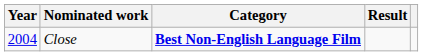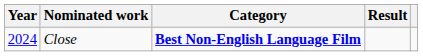(22, 39) 2004 -> (22, 39) 2024
